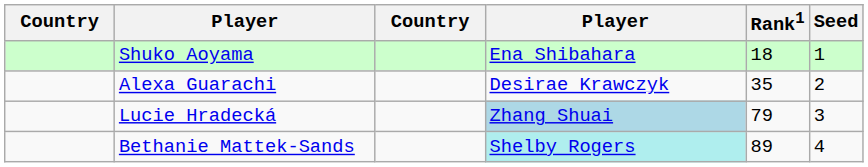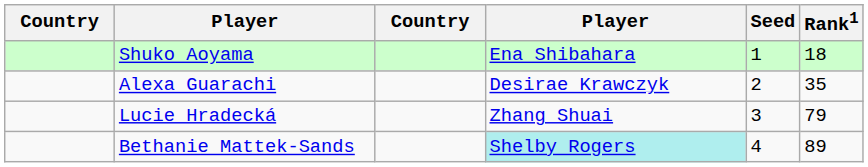columns swapped: (778, 22) <-> (836, 22)
(551, 116) lightblue background -> (551, 116) no background
